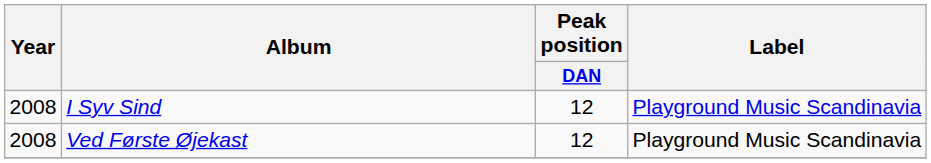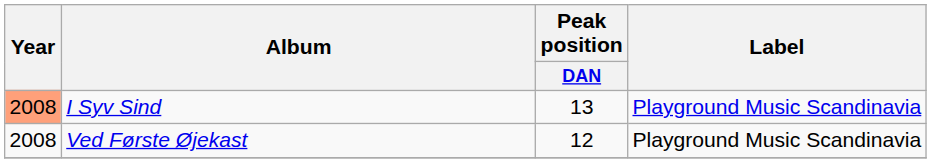(33, 106) no background -> (33, 106) lightsalmon background
(582, 106) 12 -> (582, 106) 13
